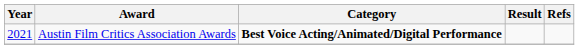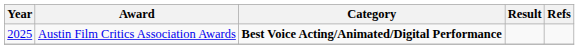(20, 34) 2021 -> (20, 34) 2025
